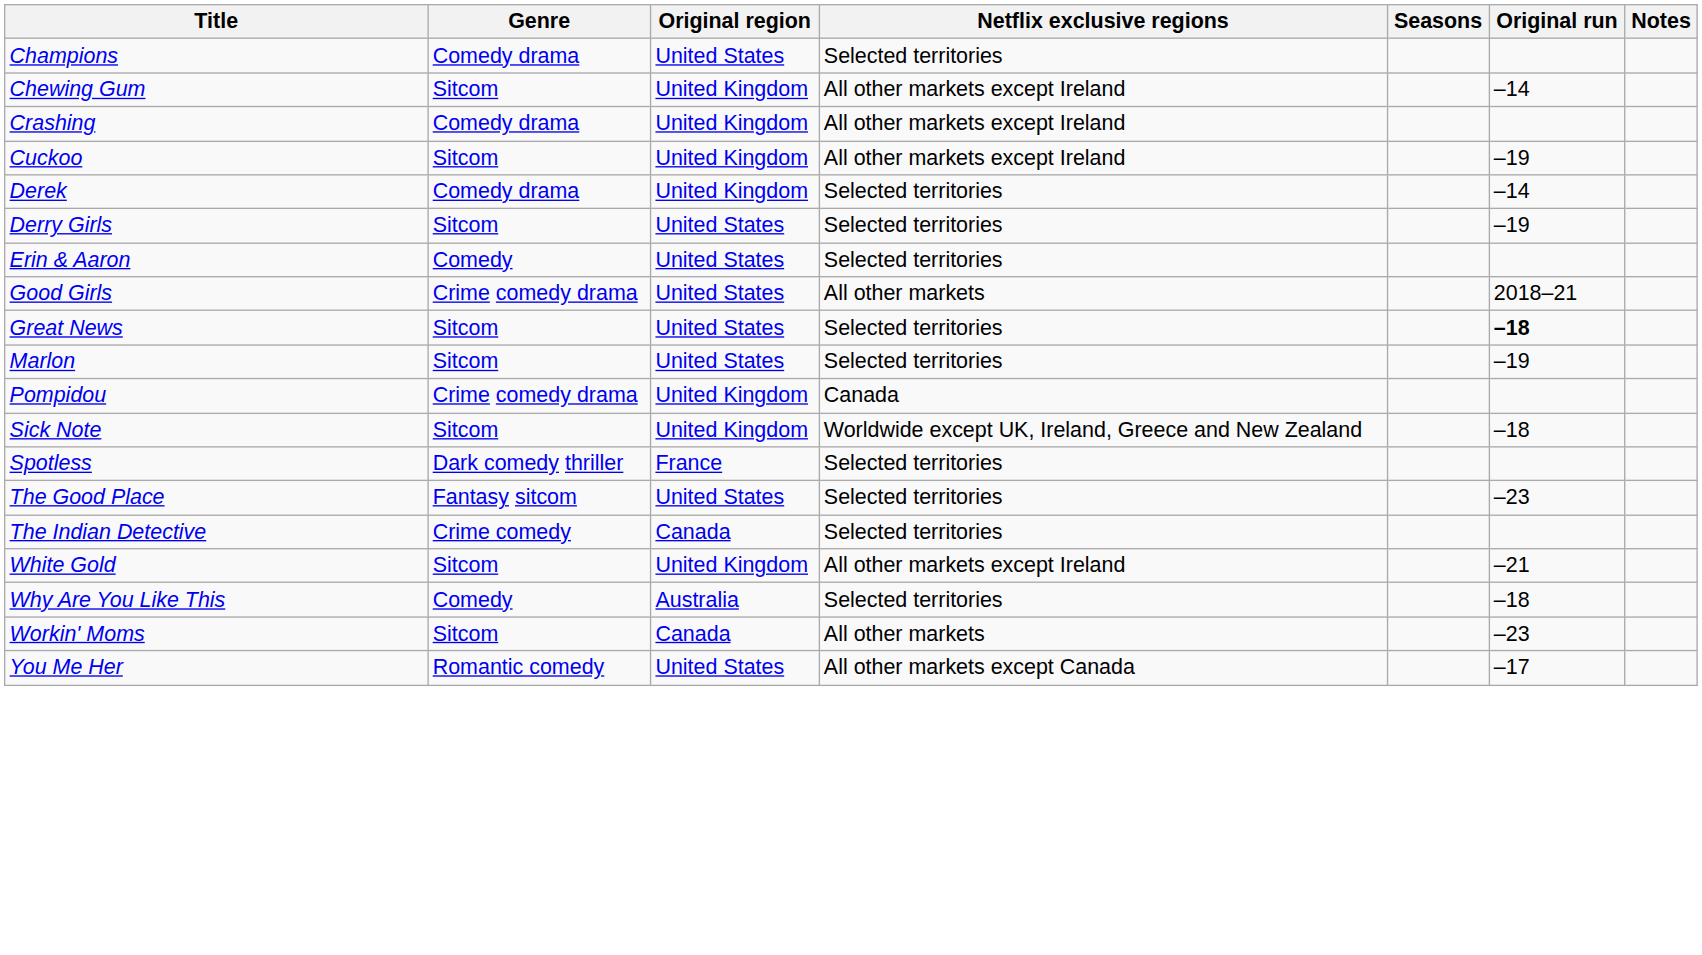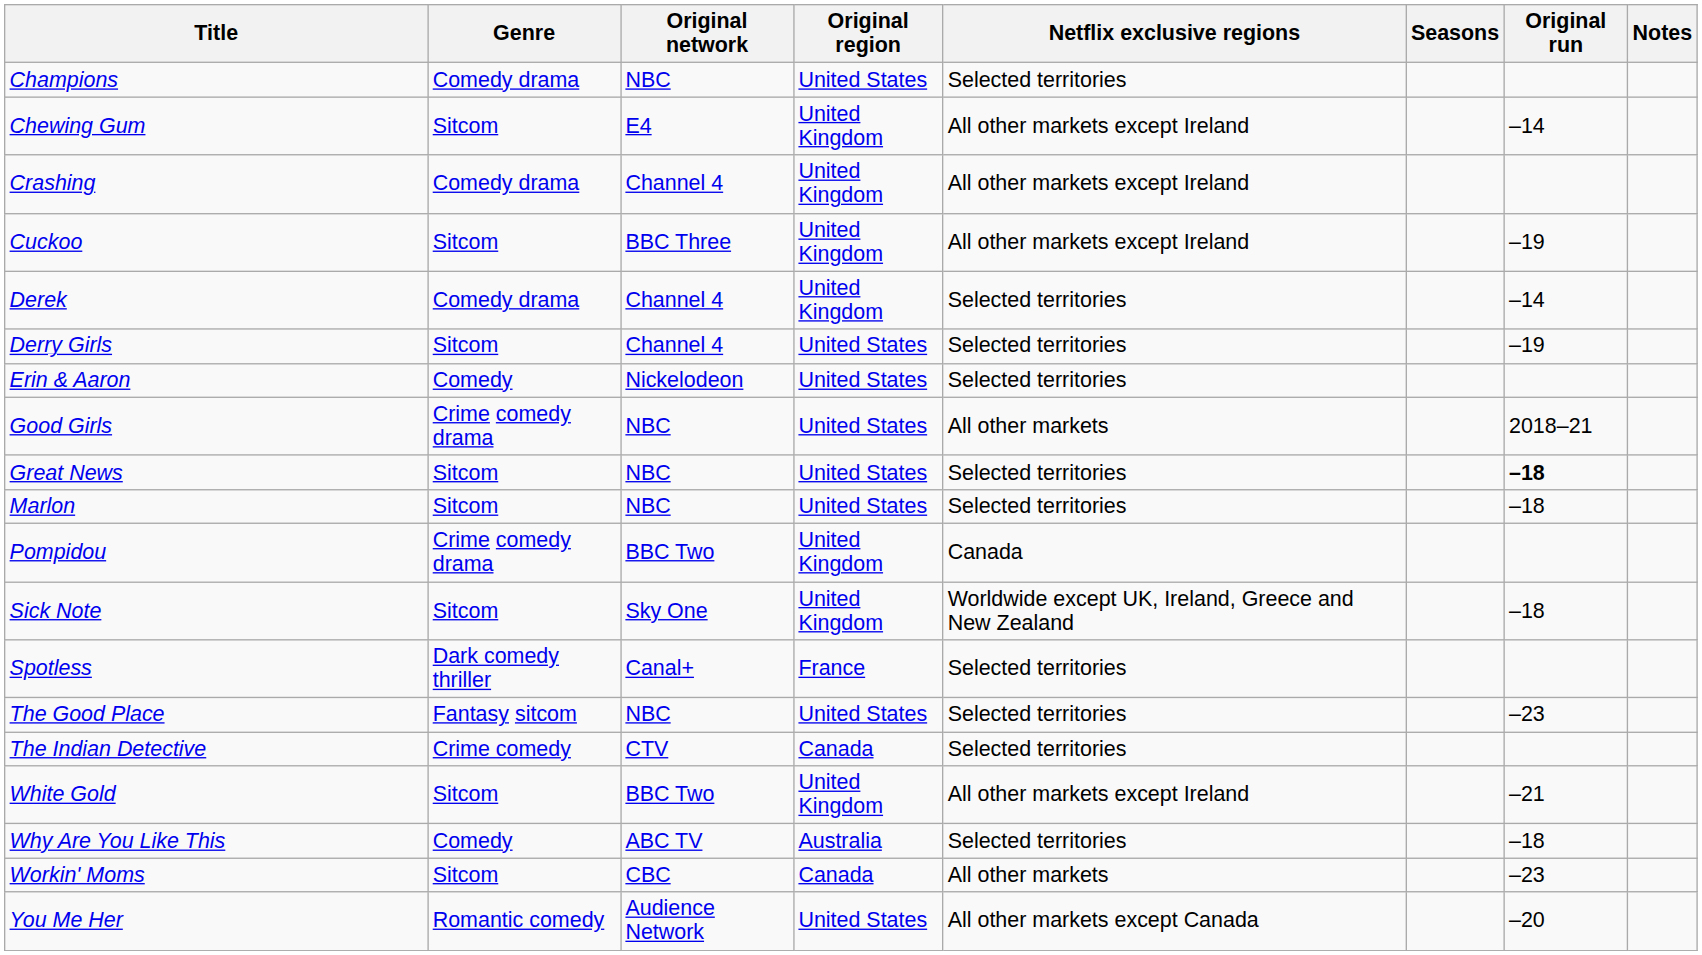+ column: (707, 33)
(1512, 361) –19 -> (1527, 506) –18
(1512, 667) –17 -> (1527, 920) –20
